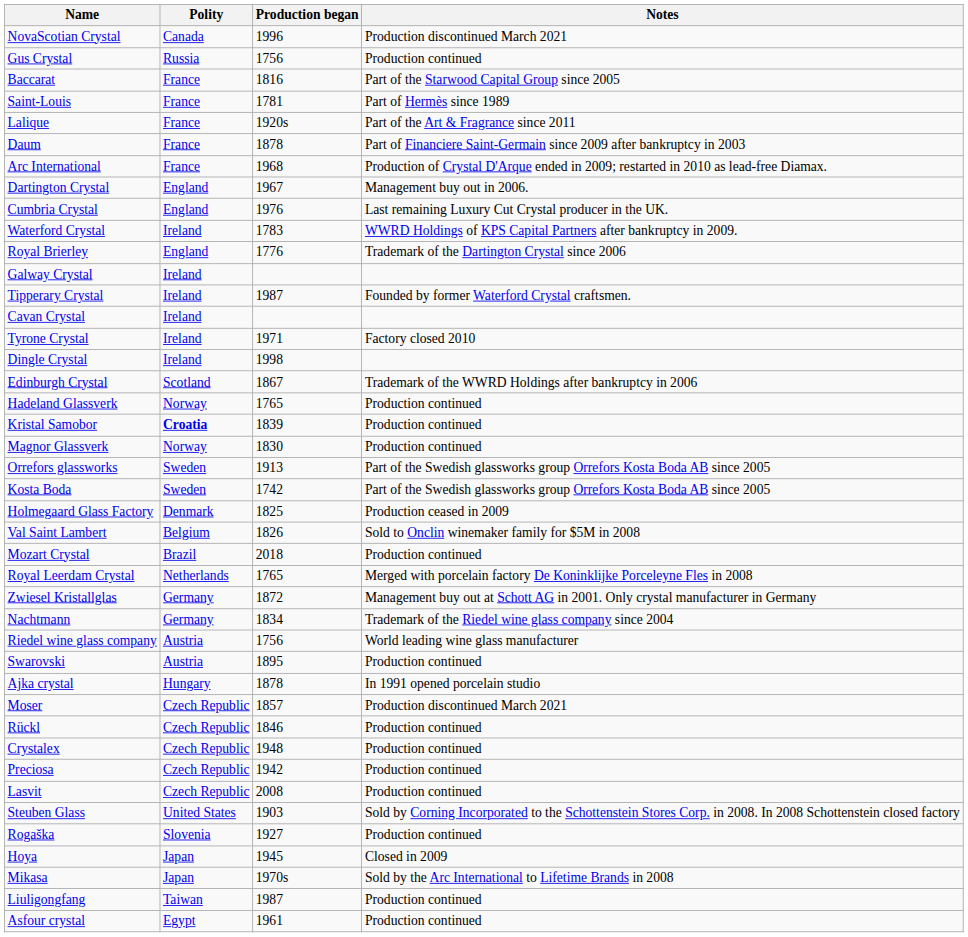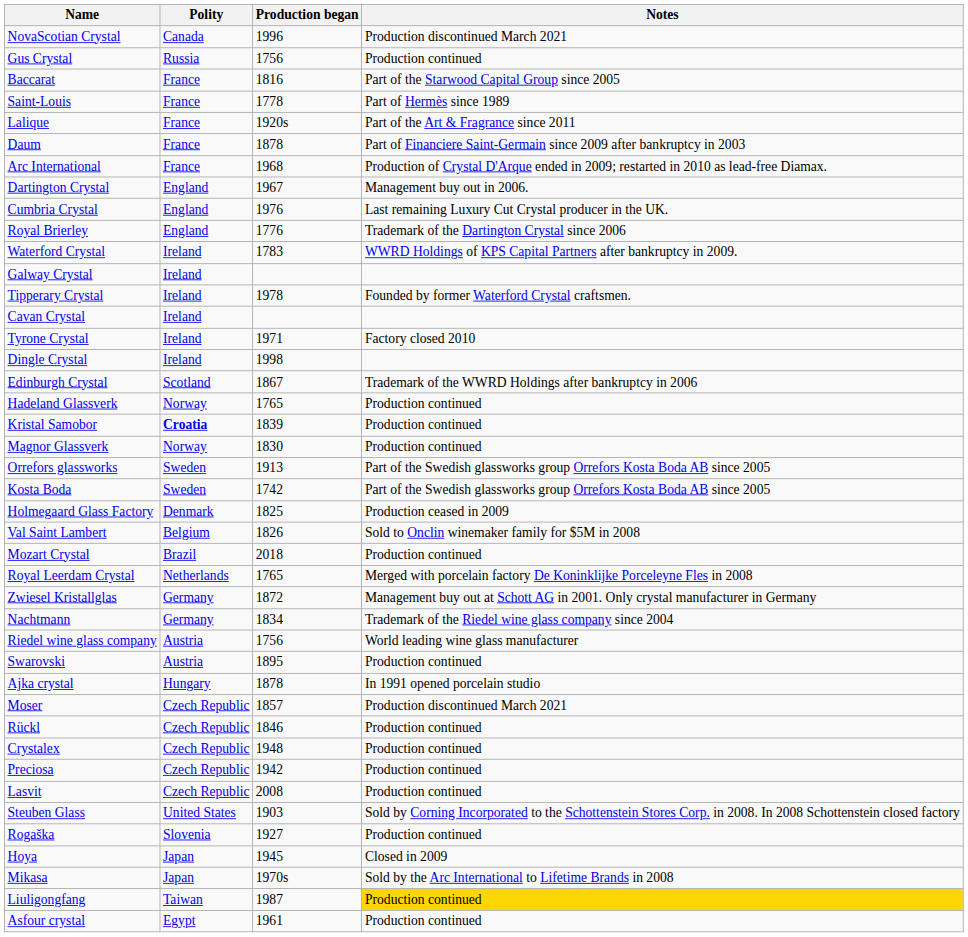(269, 101) 1781 -> (269, 101) 1778
rows swapped: (48, 252) <-> (56, 230)
(269, 295) 1987 -> (269, 295) 1978
(423, 899) no background -> (423, 899) gold background
